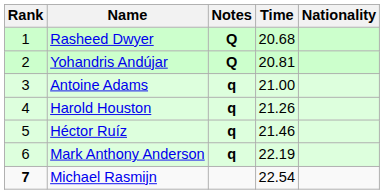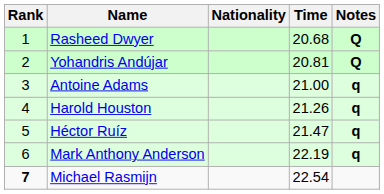columns swapped: (339, 16) <-> (232, 16)
(277, 131) 21.46 -> (311, 131) 21.47
